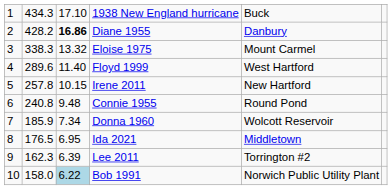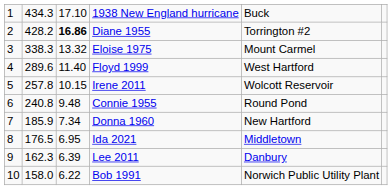(265, 31) Danbury -> (277, 31) Torrington #2
(277, 85) New Hartford -> (289, 85) Wolcott Reservoir
(289, 121) Wolcott Reservoir -> (277, 121) New Hartford
(277, 157) Torrington #2 -> (265, 157) Danbury
(70, 175) lightblue background -> (70, 175) no background
